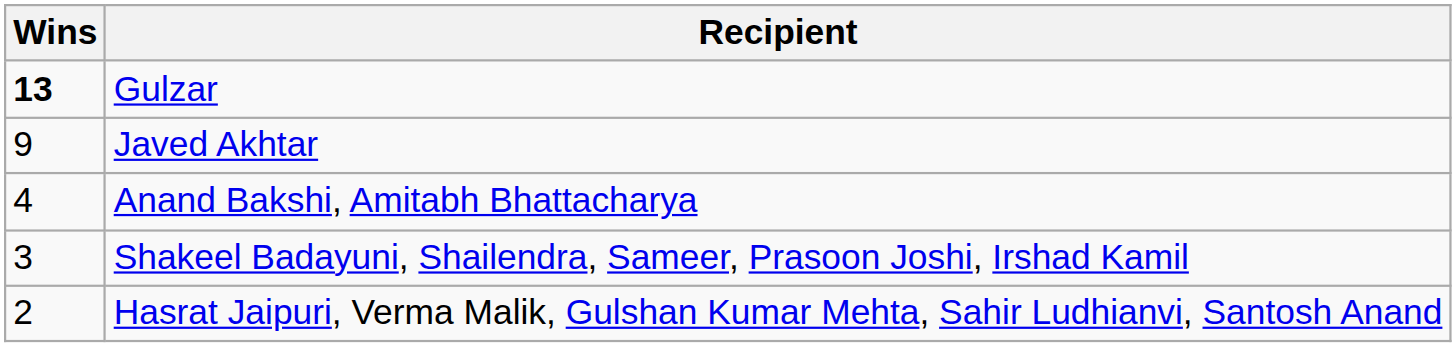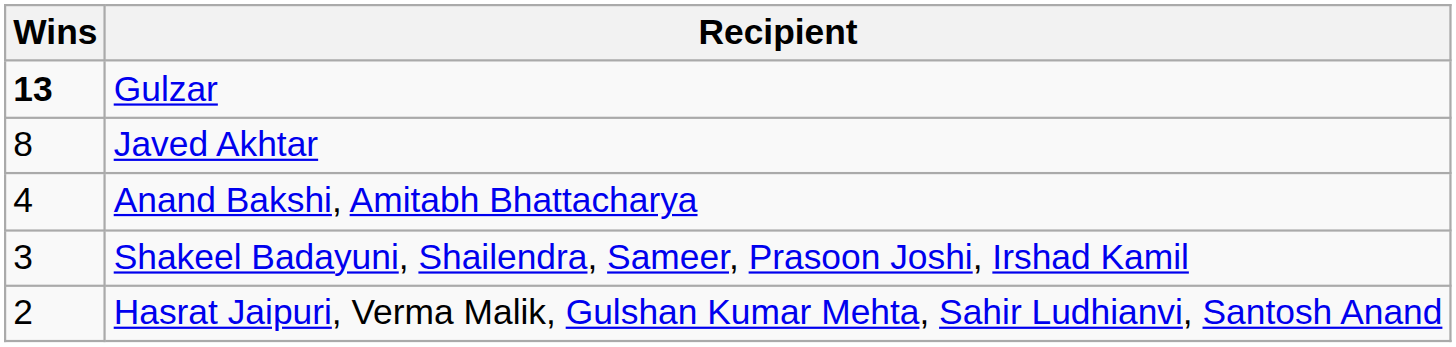(23, 144) 9 -> (23, 144) 8
